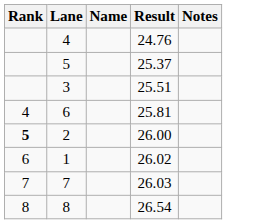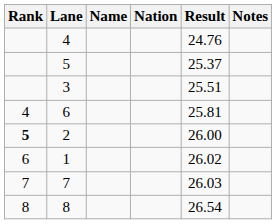+ column: (156, 16)
